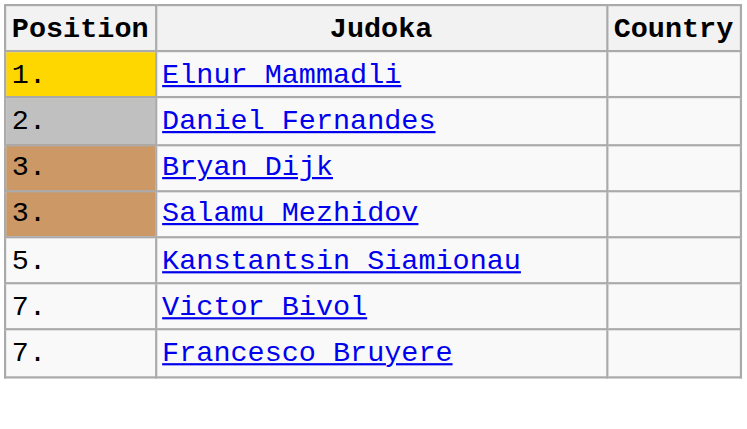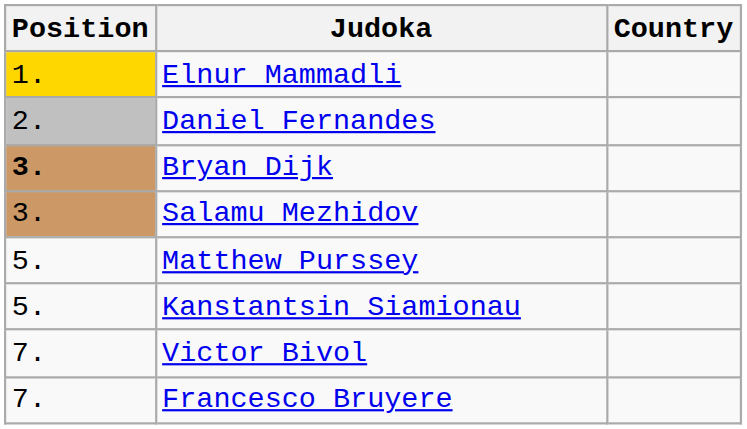(29, 167) normal -> (29, 167) bold
+ row: (290, 260)
